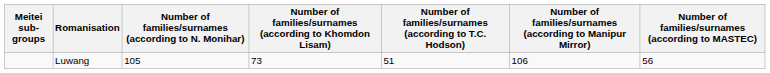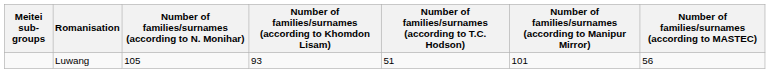(256, 60) 73 -> (256, 60) 93
(520, 60) 106 -> (520, 60) 101
